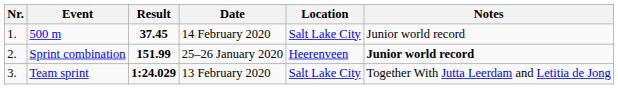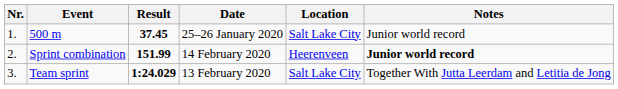(226, 34) 14 February 2020 -> (232, 34) 25–26 January 2020
(232, 53) 25–26 January 2020 -> (226, 53) 14 February 2020
